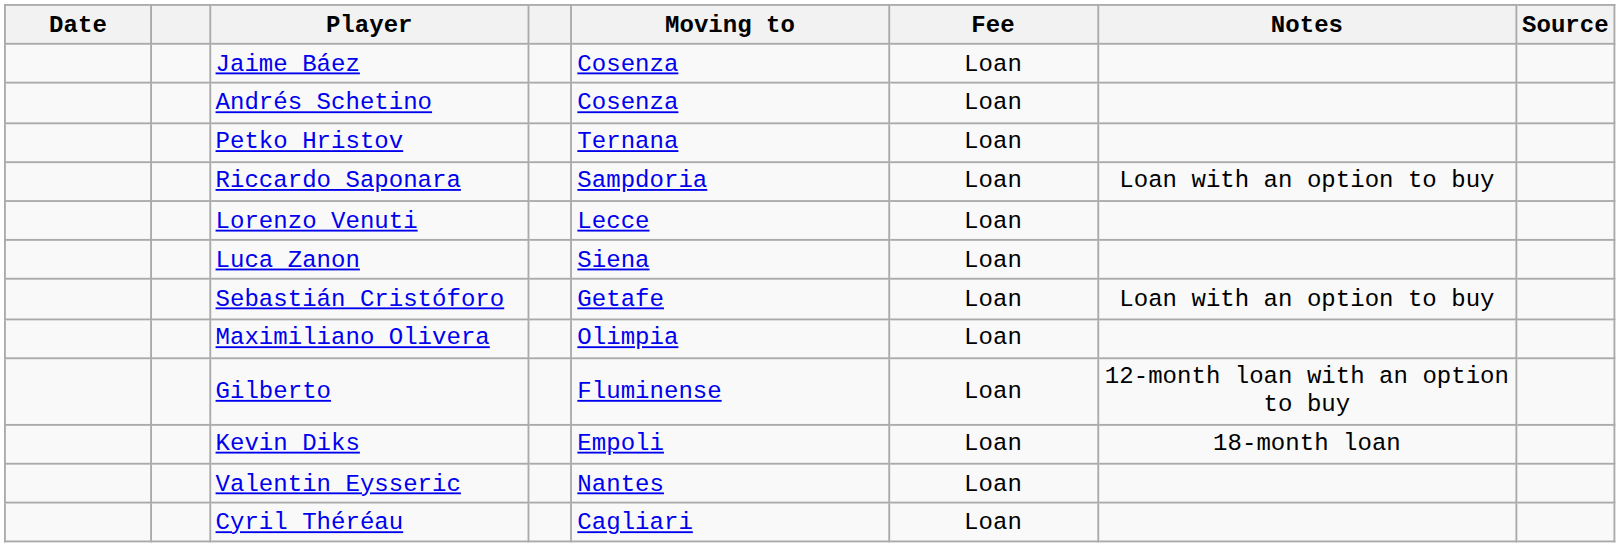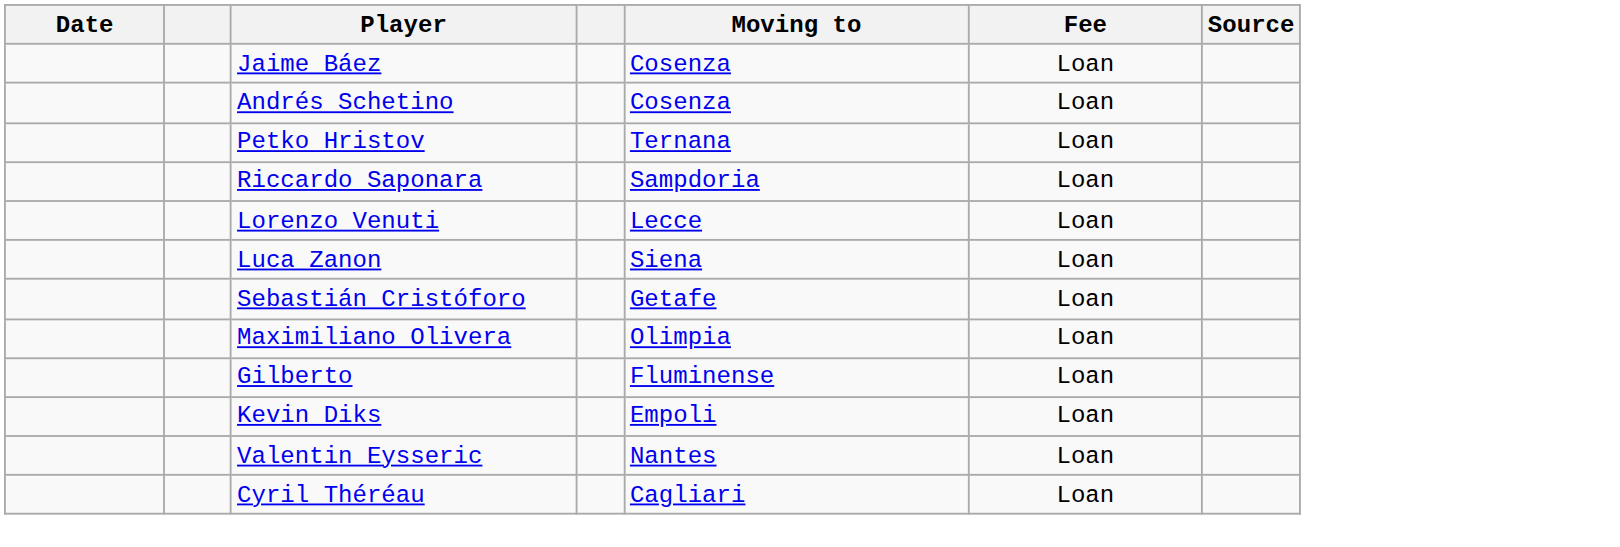- column: (1307, 25)
